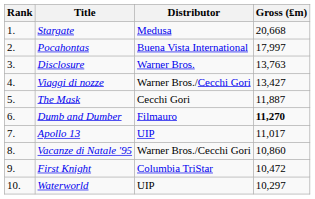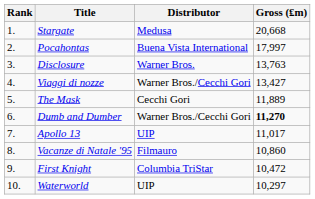(270, 99) 11,887 -> (270, 99) 11,889
(157, 116) Filmauro -> (194, 116) Warner Bros./Cecchi Gori
(194, 151) Warner Bros./Cecchi Gori -> (157, 151) Filmauro
